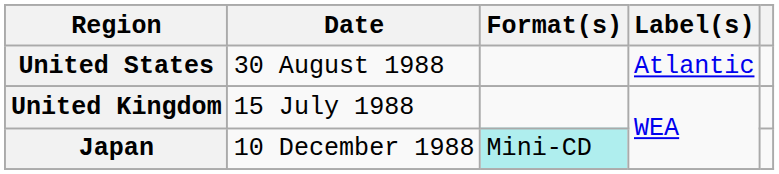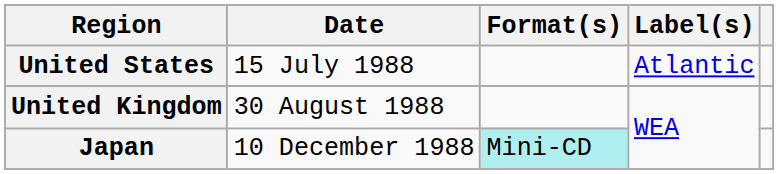(339, 66) 30 August 1988 -> (324, 66) 15 July 1988
(324, 107) 15 July 1988 -> (339, 107) 30 August 1988
